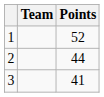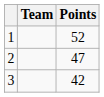(78, 59) 44 -> (78, 59) 47
(78, 80) 41 -> (78, 80) 42
